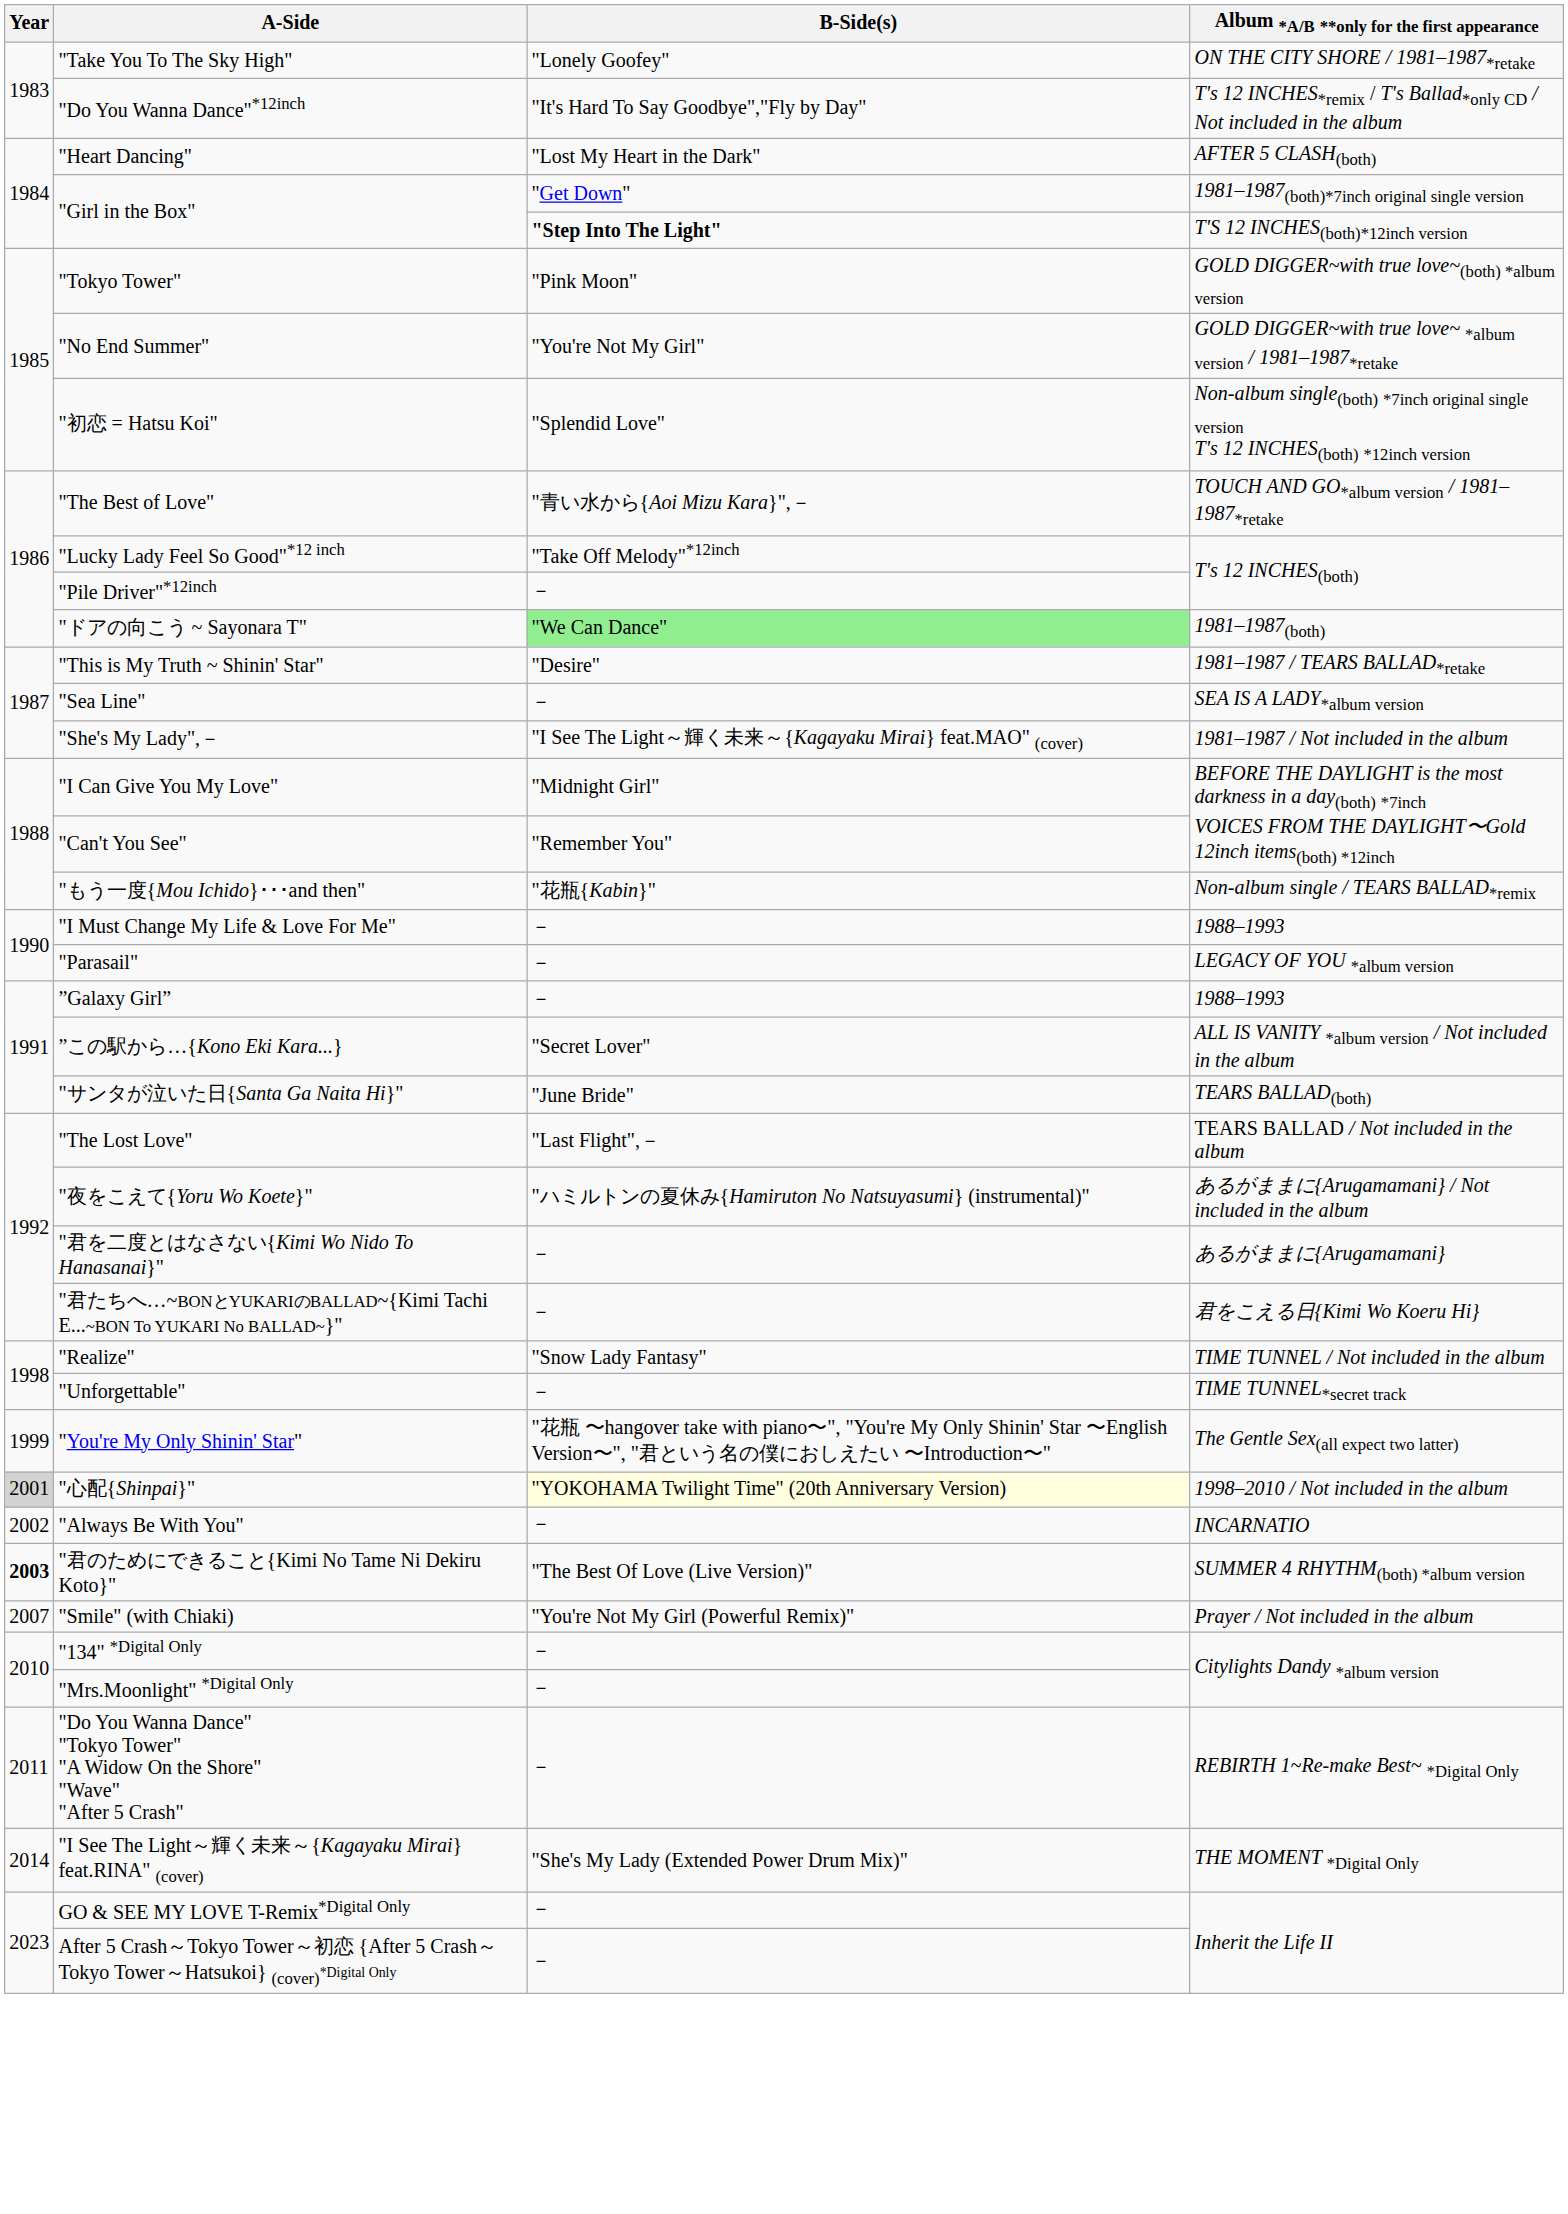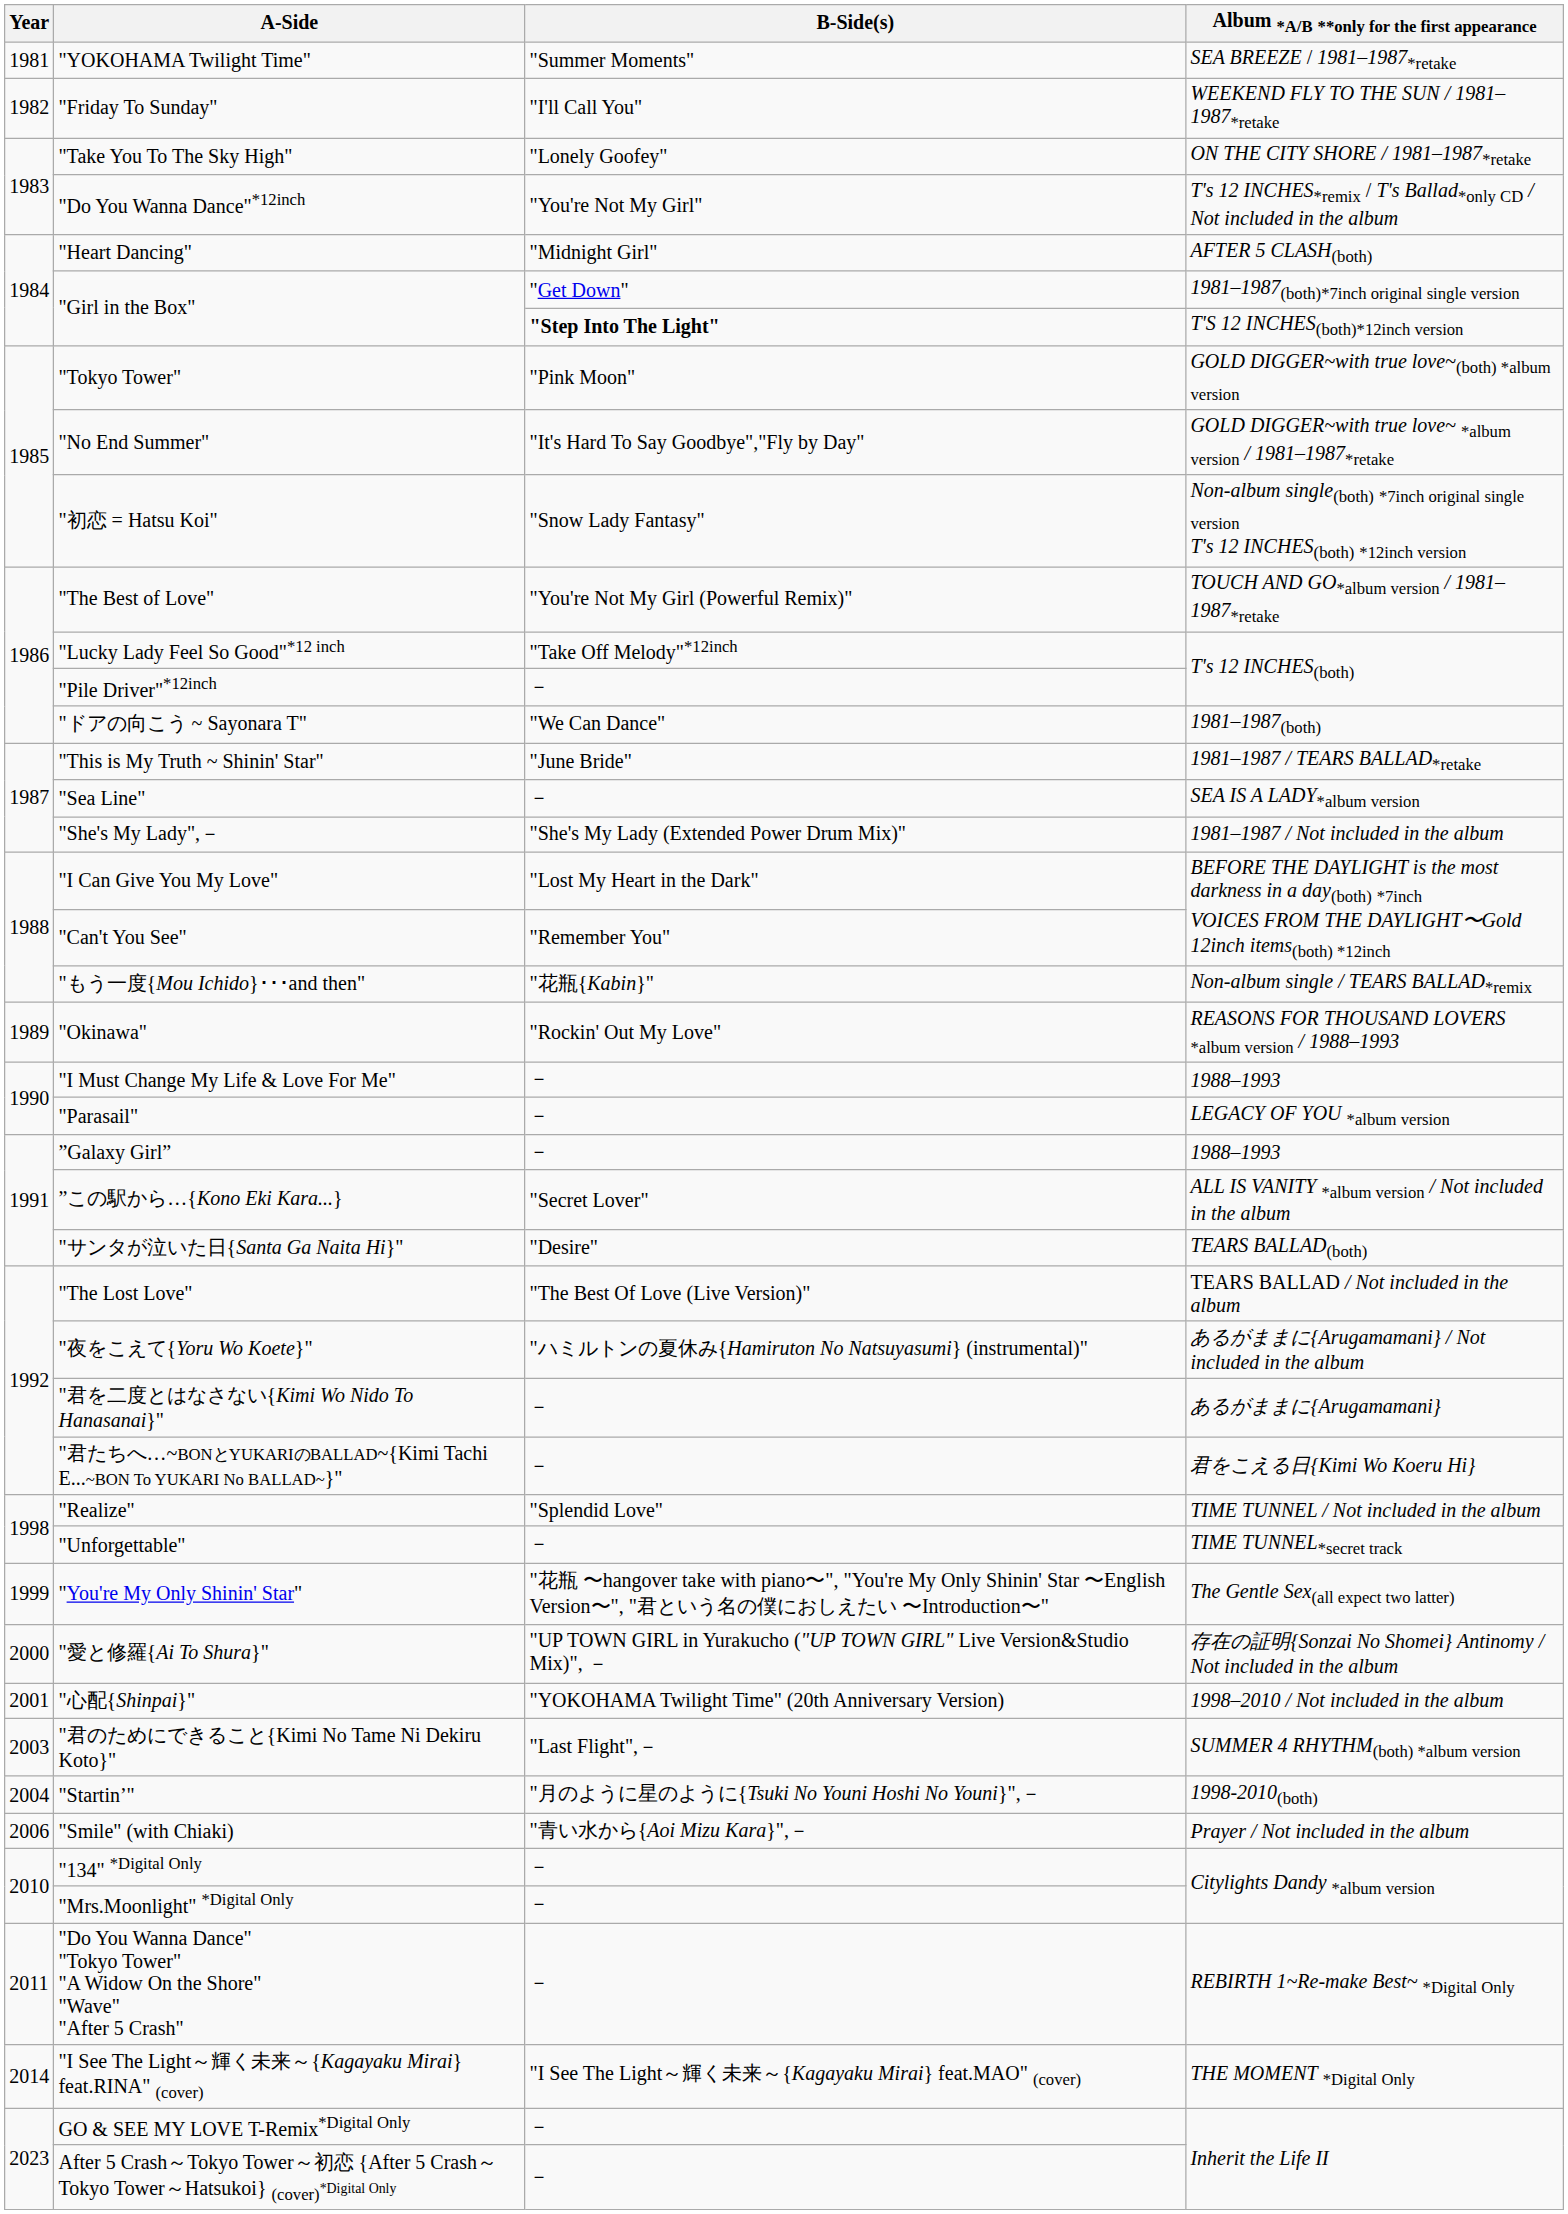+ row: (185, 59)
+ row: (138, 108)
(699, 108) "It's Hard To Say Goodbye","Fly by Day" -> (616, 204) "You're Not My Girl"
(646, 156) "Lost My Heart in the Dark" -> (593, 252) "Midnight Girl"
(618, 345) "You're Not My Girl" -> (697, 442) "It's Hard To Say Goodbye","Fly by Day"
(598, 424) "Splendid Love" -> (617, 520) "Snow Lady Fantasy"
(671, 502) "青い水から{Aoi Mizu Kara}",－ -> (691, 599) "You're Not My Girl (Powerful Remix)"
(599, 627) lightgreen background -> (597, 724) no background
(566, 664) "Desire" -> (581, 761) "June Bride"
(807, 740) "I See The Light～輝く未来～{Kagayaku Mirai} feat.MAO" (cover) -> (718, 834) "She's My Lady (Extended Power Drum Mix)"
(595, 786) "Midnight Girl" -> (644, 880) "Lost My Heart in the Dark"
+ row: (103, 1032)
(583, 1094) "June Bride" -> (564, 1247) "Desire"
(596, 1139) "Last Flight",－ -> (670, 1293) "The Best Of Love (Live Version)"
(619, 1357) "Snow Lady Fantasy" -> (596, 1510) "Splendid Love"
+ row: (164, 1653)
(29, 1489) lightgrey background -> (29, 1700) no background
(769, 1489) lightyellow background -> (767, 1700) no background
- row: (151, 1524)
(29, 1571) bold -> (29, 1747) normal
(672, 1571) "The Best Of Love (Live Version)" -> (594, 1746) "Last Flight",－
+ row: (97, 1794)
(29, 1616) 2007 -> (29, 1830) 2006
(693, 1616) "You're Not My Girl (Powerful Remix)" -> (669, 1830) "青い水から{Aoi Mizu Kara}",－
(720, 1859) "She's My Lady (Extended Power Drum Mix)" -> (805, 2076) "I See The Light～輝く未来～{Kagayaku Mirai} feat.MAO" (cover)
